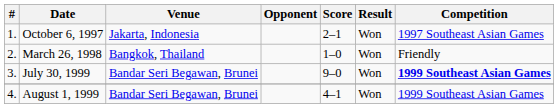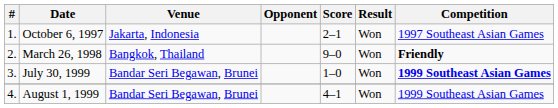(332, 53) 1–0 -> (332, 53) 9–0
(419, 53) normal -> (421, 53) bold
(332, 73) 9–0 -> (332, 73) 1–0
